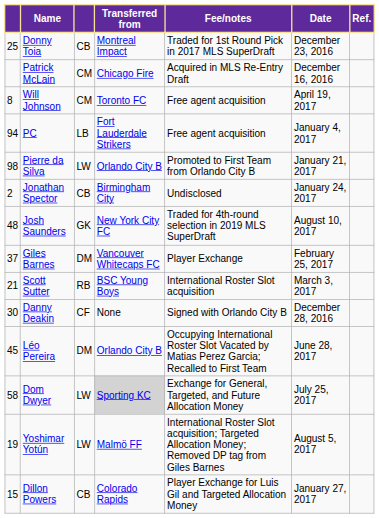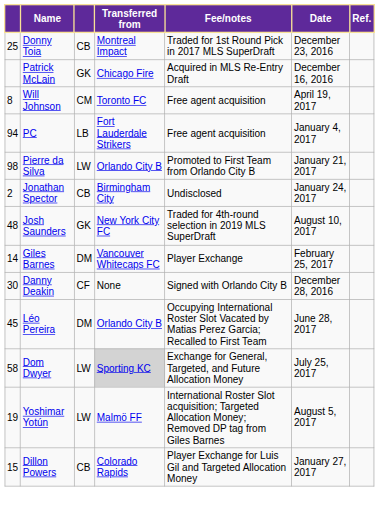(84, 74) CM -> (84, 74) GK
(13, 259) 37 -> (13, 259) 14
- row: (36, 286)
